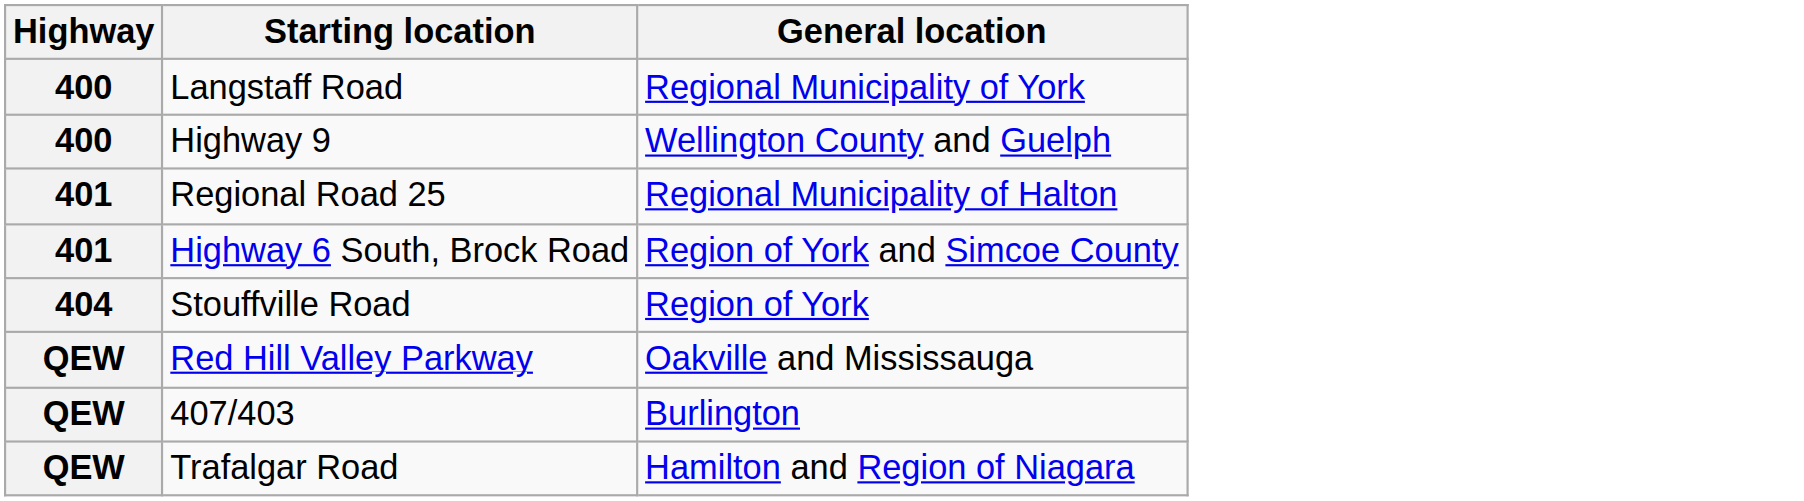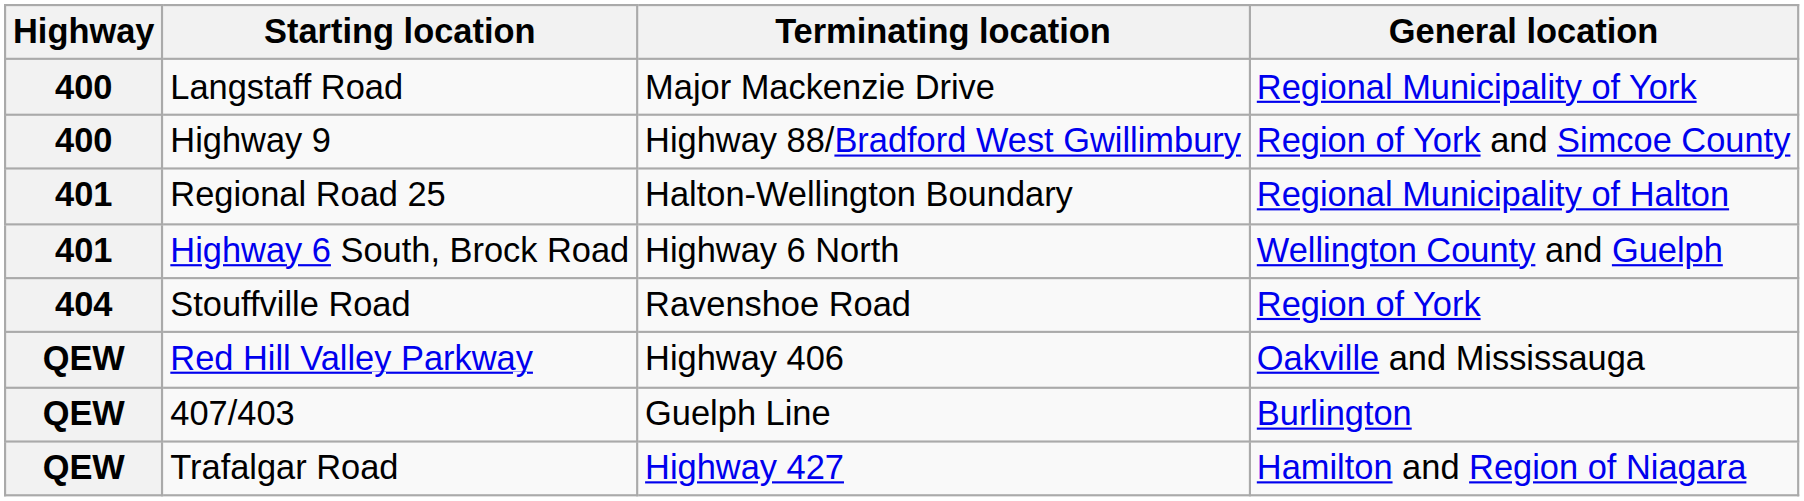+ column: (943, 31)
(878, 140) Wellington County and Guelph -> (1524, 140) Region of York and Simcoe County
(912, 250) Region of York and Simcoe County -> (1490, 250) Wellington County and Guelph
